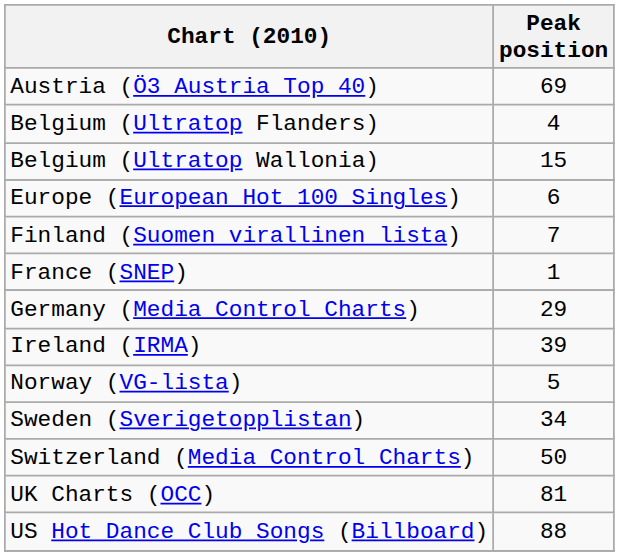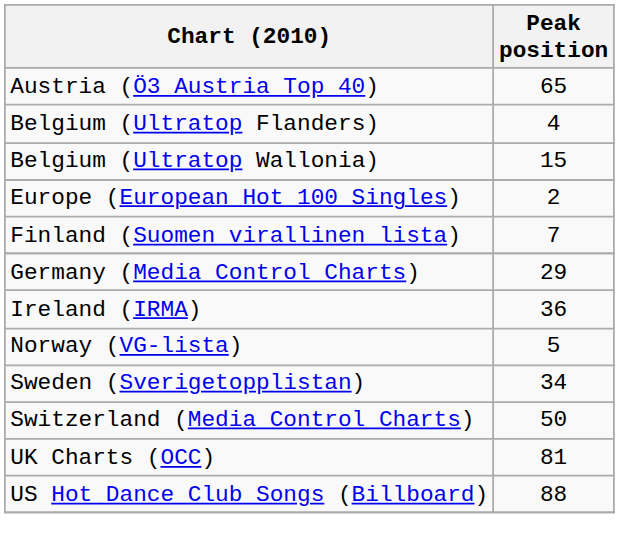(554, 87) 69 -> (554, 87) 65
(554, 198) 6 -> (554, 198) 2
- row: (99, 272)
(554, 346) 39 -> (554, 309) 36
